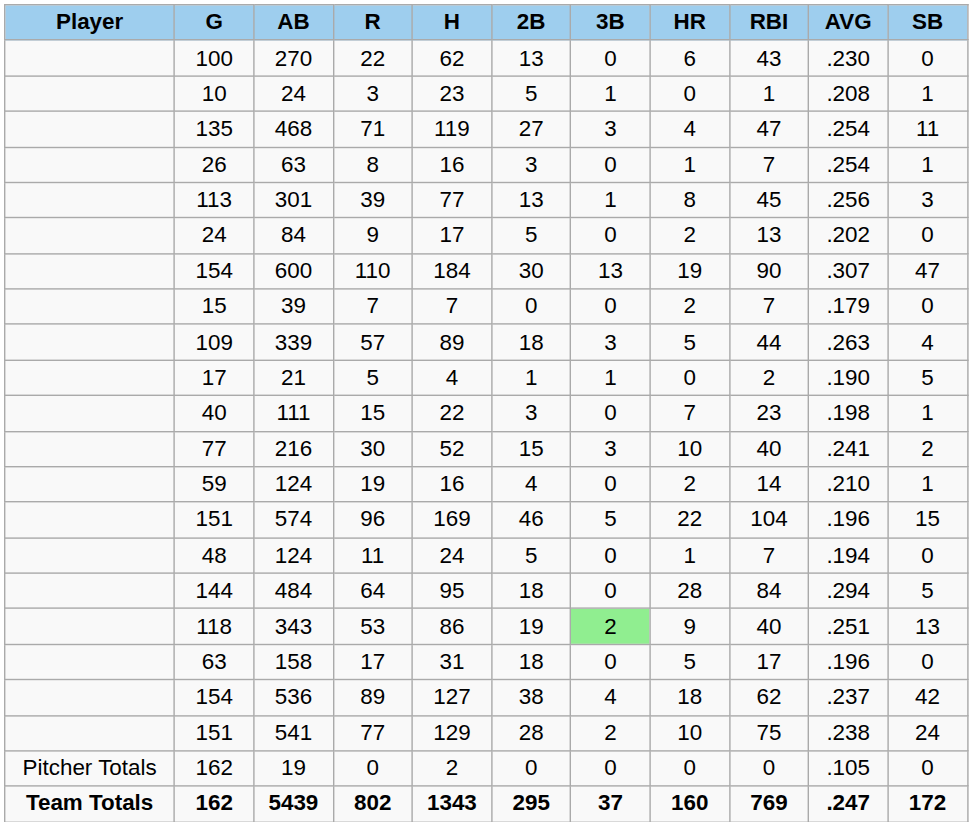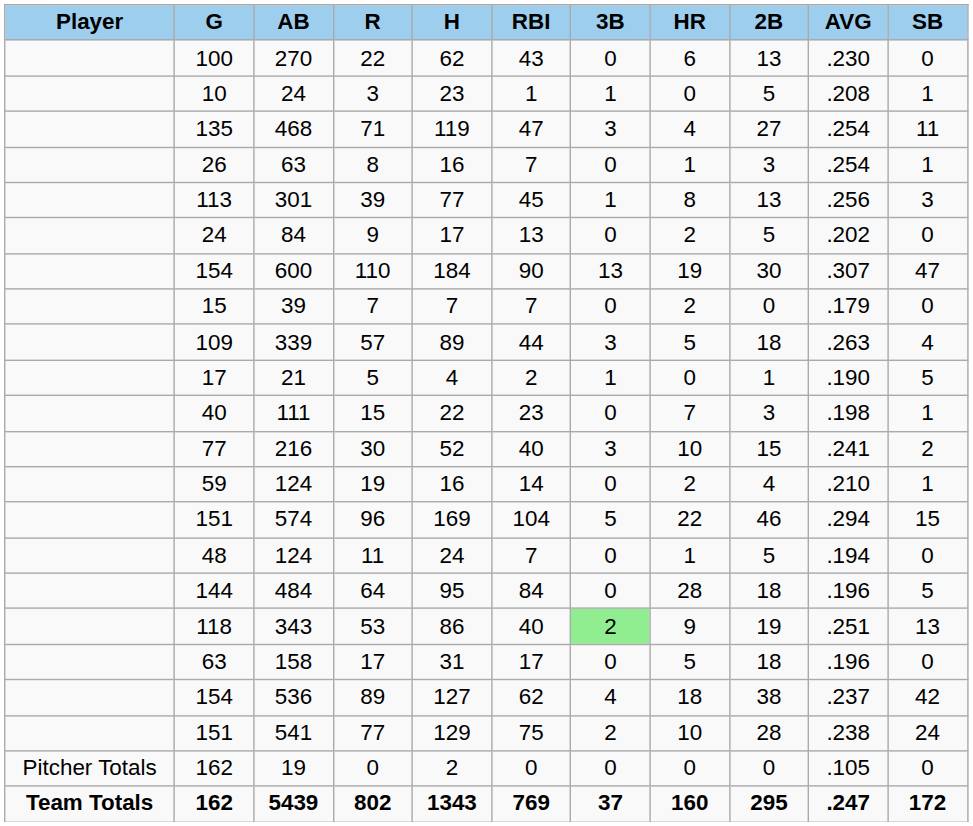columns swapped: (531, 22) <-> (769, 22)
(848, 519) .196 -> (848, 519) .294
(848, 590) .294 -> (848, 590) .196
